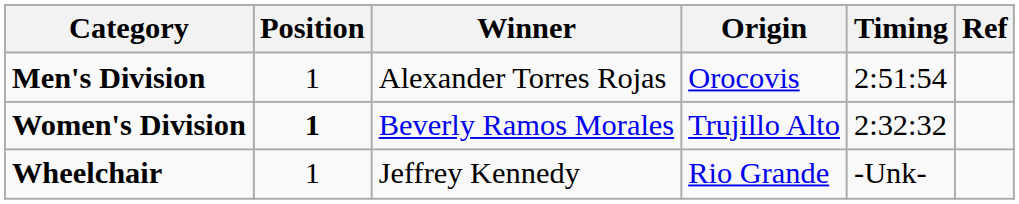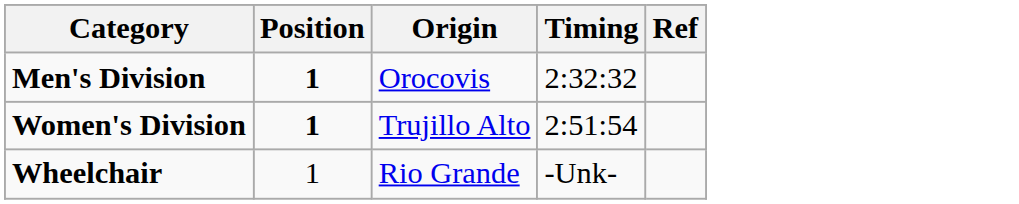- column: (526, 28)
(312, 76) normal -> (312, 76) bold
(900, 76) 2:51:54 -> (591, 76) 2:32:32
(900, 125) 2:32:32 -> (591, 125) 2:51:54
